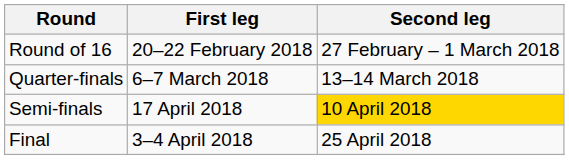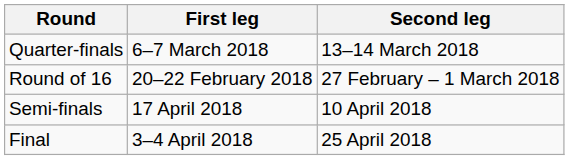rows swapped: (60, 49) <-> (66, 79)
(376, 109) gold background -> (376, 109) no background
